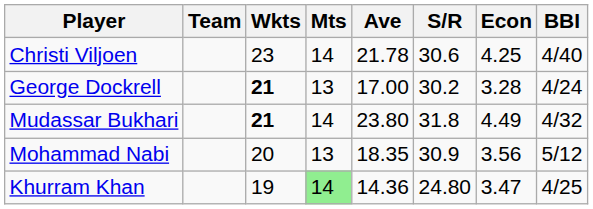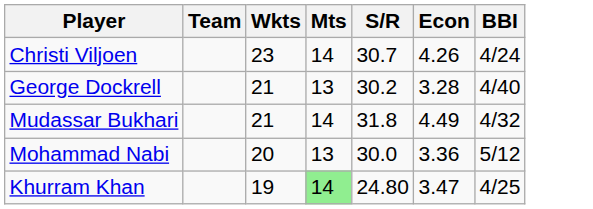- column: (383, 21)
(439, 54) 30.6 -> (377, 54) 30.7
(501, 54) 4.25 -> (439, 54) 4.26
(562, 54) 4/40 -> (500, 54) 4/24
(263, 87) bold -> (263, 87) normal
(562, 87) 4/24 -> (500, 87) 4/40
(263, 120) bold -> (263, 120) normal
(439, 154) 30.9 -> (377, 154) 30.0
(501, 154) 3.56 -> (439, 154) 3.36
